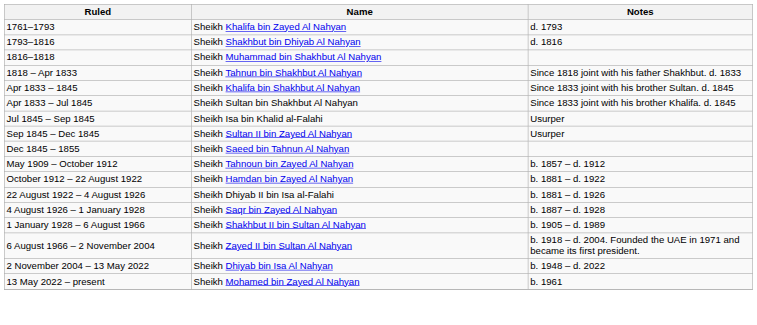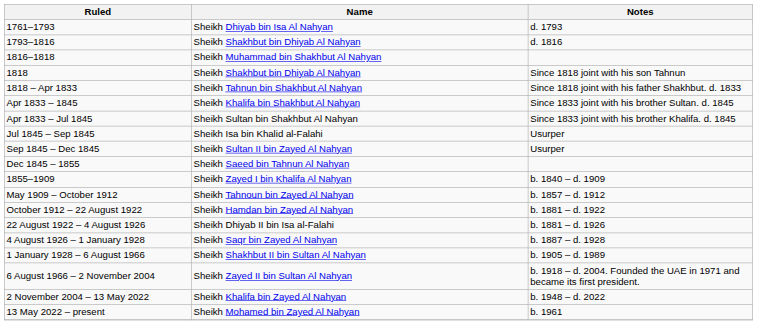(270, 27) Sheikh Khalifa bin Zayed Al Nahyan -> (263, 27) Sheikh Dhiyab bin Isa Al Nahyan
+ row: (17, 73)
+ row: (31, 179)
(263, 266) Sheikh Dhiyab bin Isa Al Nahyan -> (270, 296) Sheikh Khalifa bin Zayed Al Nahyan
